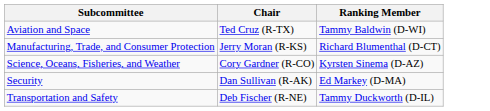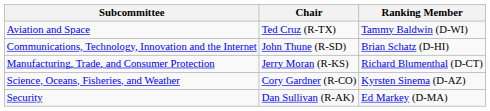+ row: (132, 47)
- row: (62, 98)
